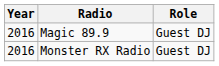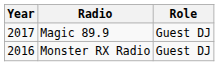(21, 32) 2016 -> (21, 32) 2017
